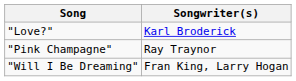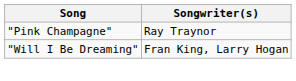- row: (30, 31)
